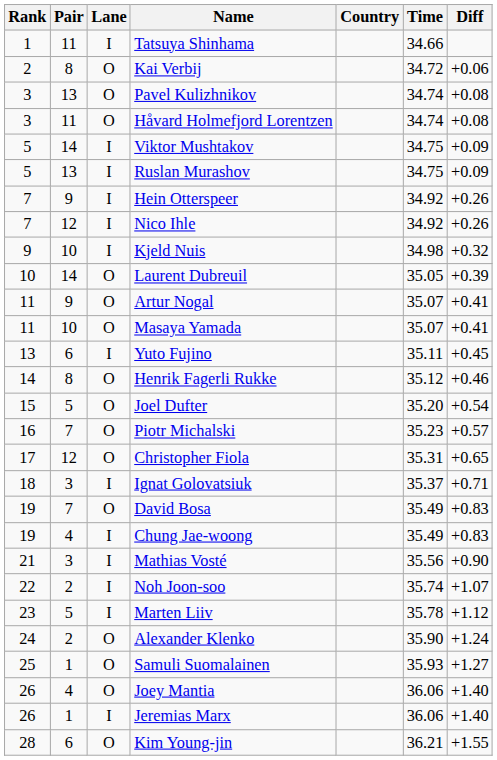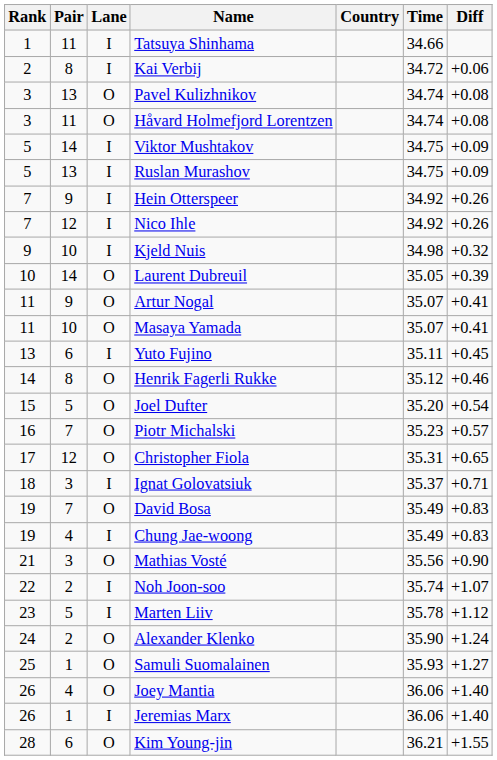(109, 69) O -> (109, 69) I
(109, 560) I -> (109, 560) O
